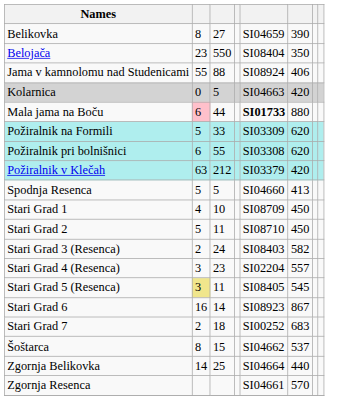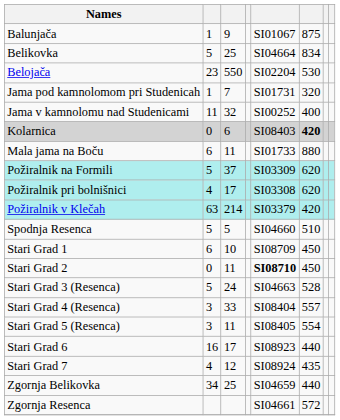+ row: (32, 33)
(198, 33) 8 -> (209, 53) 5
(219, 33) 27 -> (230, 53) 25
(264, 33) SI04659 -> (275, 53) SI04664
(300, 33) 390 -> (311, 53) 834
(264, 53) SI08404 -> (275, 72) SI02204
(300, 53) 350 -> (311, 72) 530
+ row: (104, 92)
(201, 72) 55 -> (212, 111) 11
(219, 72) 88 -> (230, 111) 32
(264, 72) SI08924 -> (275, 111) SI00252
(300, 72) 406 -> (311, 111) 400
(216, 92) 5 -> (227, 131) 6
(264, 92) SI04663 -> (275, 131) SI08403
(300, 92) normal -> (311, 131) bold
(198, 111) pink background -> (209, 151) no background
(219, 111) 44 -> (230, 151) 11
(264, 111) bold -> (275, 151) normal
(219, 131) 33 -> (230, 170) 37
(198, 151) 6 -> (209, 190) 4
(219, 151) 55 -> (230, 190) 17
(222, 170) 212 -> (233, 209) 214
(300, 190) 413 -> (311, 229) 510
(198, 209) 4 -> (209, 248) 6
(198, 229) 5 -> (209, 268) 0
(264, 229) normal -> (275, 268) bold
(198, 248) 2 -> (209, 287) 5
(264, 248) SI08403 -> (275, 287) SI04663
(300, 248) 582 -> (311, 287) 528
(219, 268) 23 -> (230, 307) 33
(264, 268) SI02204 -> (275, 307) SI08404
(198, 287) khaki background -> (209, 326) no background
(300, 287) 545 -> (311, 326) 554
(219, 307) 14 -> (230, 346) 17
(300, 307) 867 -> (311, 346) 440
(198, 326) 2 -> (209, 365) 4
(219, 326) 18 -> (230, 365) 12
(264, 326) SI00252 -> (275, 365) SI08924
(300, 326) 683 -> (311, 365) 435
- row: (28, 346)
(201, 365) 14 -> (212, 385) 34
(264, 365) SI04664 -> (275, 385) SI04659
(300, 385) 570 -> (311, 405) 572
